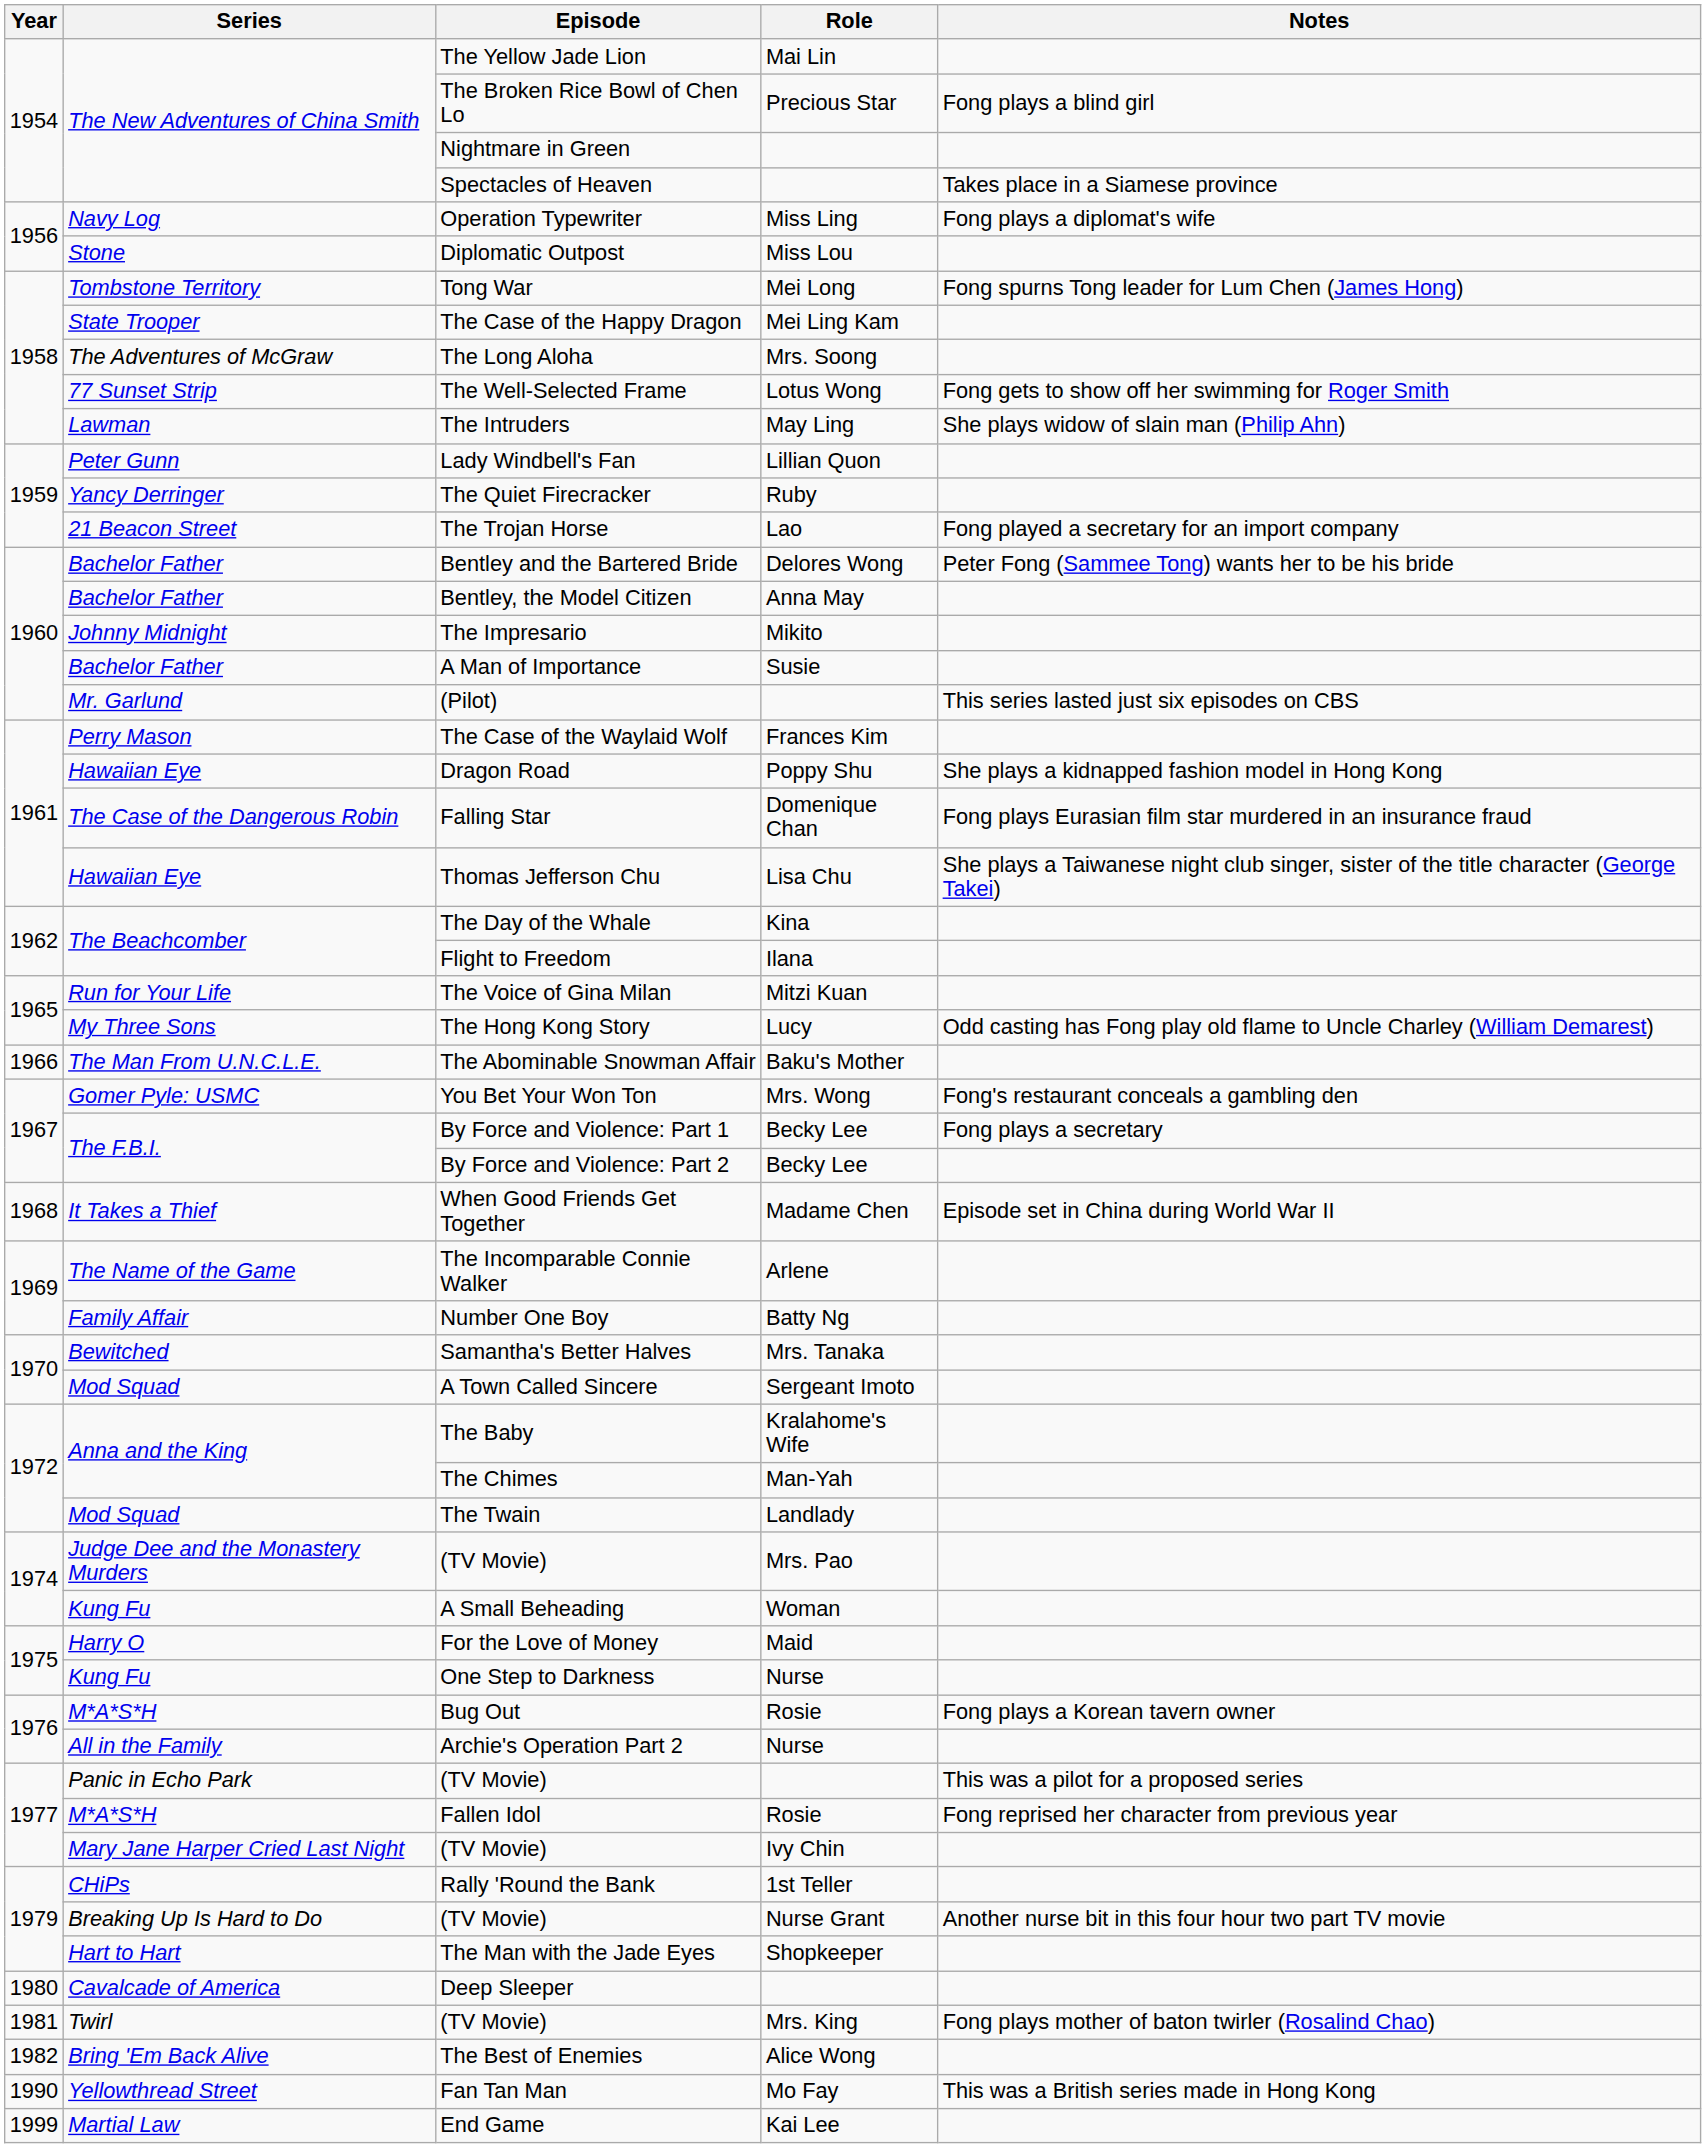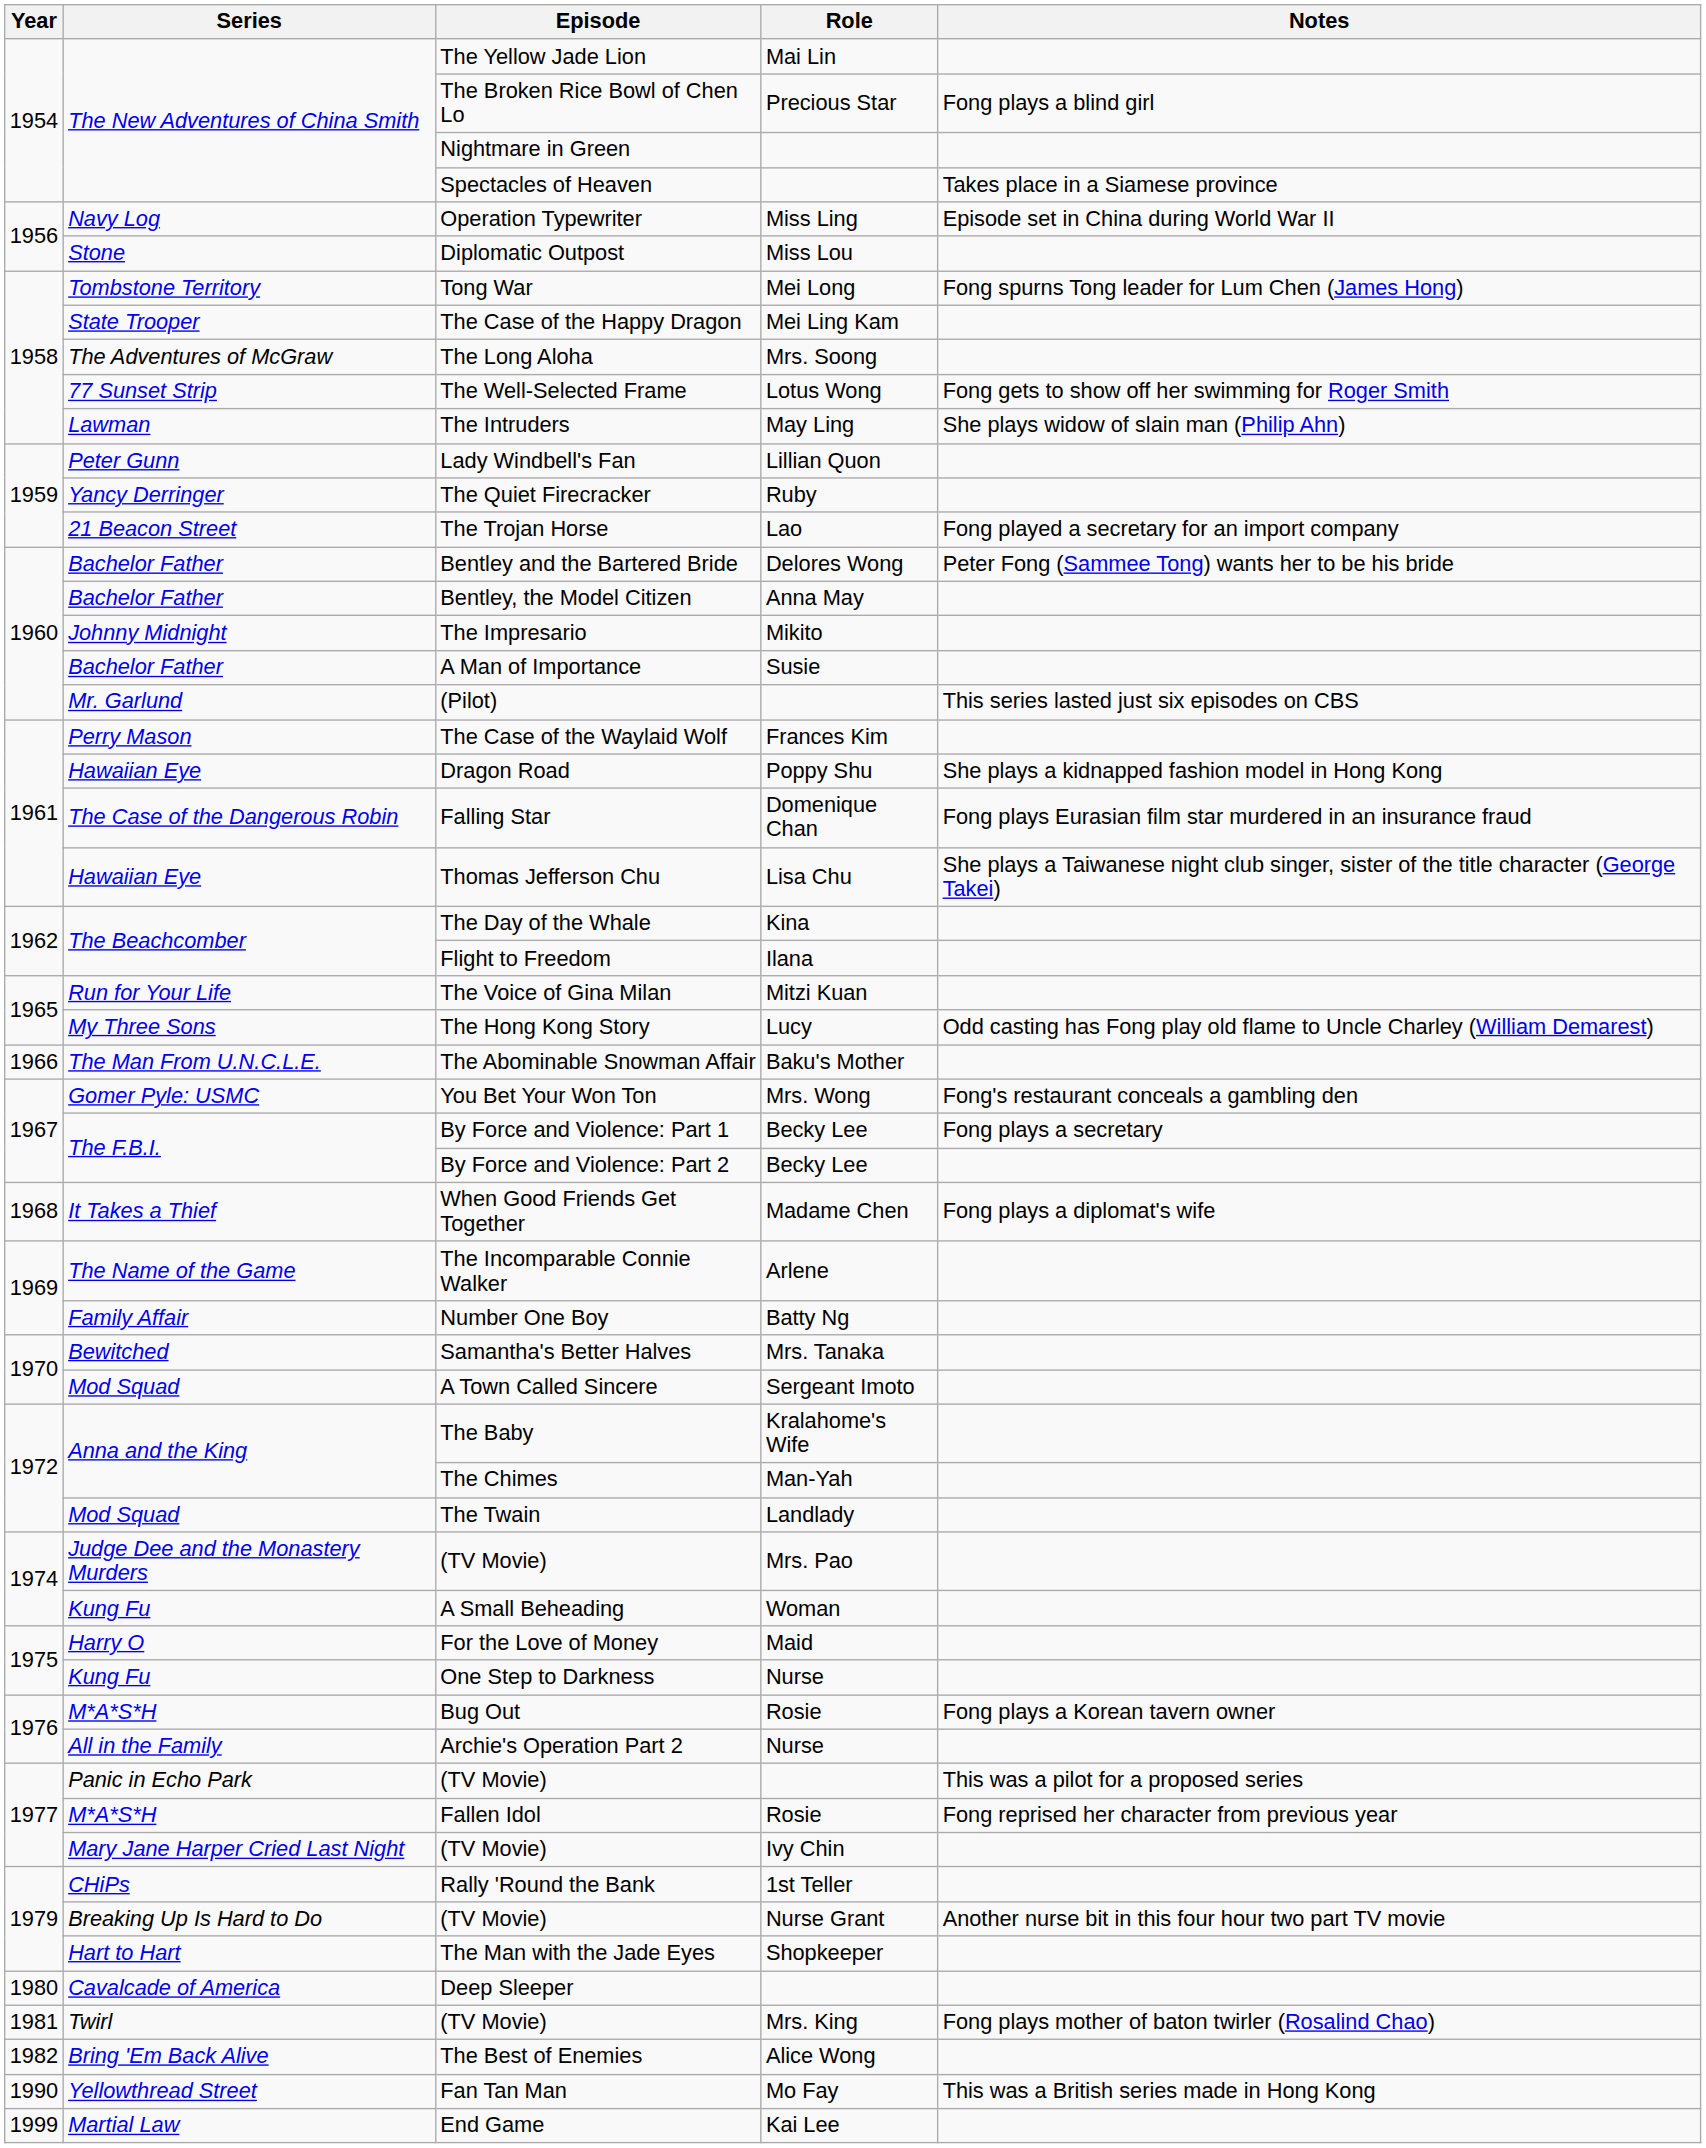(1079, 218) Fong plays a diplomat's wife -> (1139, 218) Episode set in China during World War II
(1139, 1211) Episode set in China during World War II -> (1079, 1211) Fong plays a diplomat's wife
